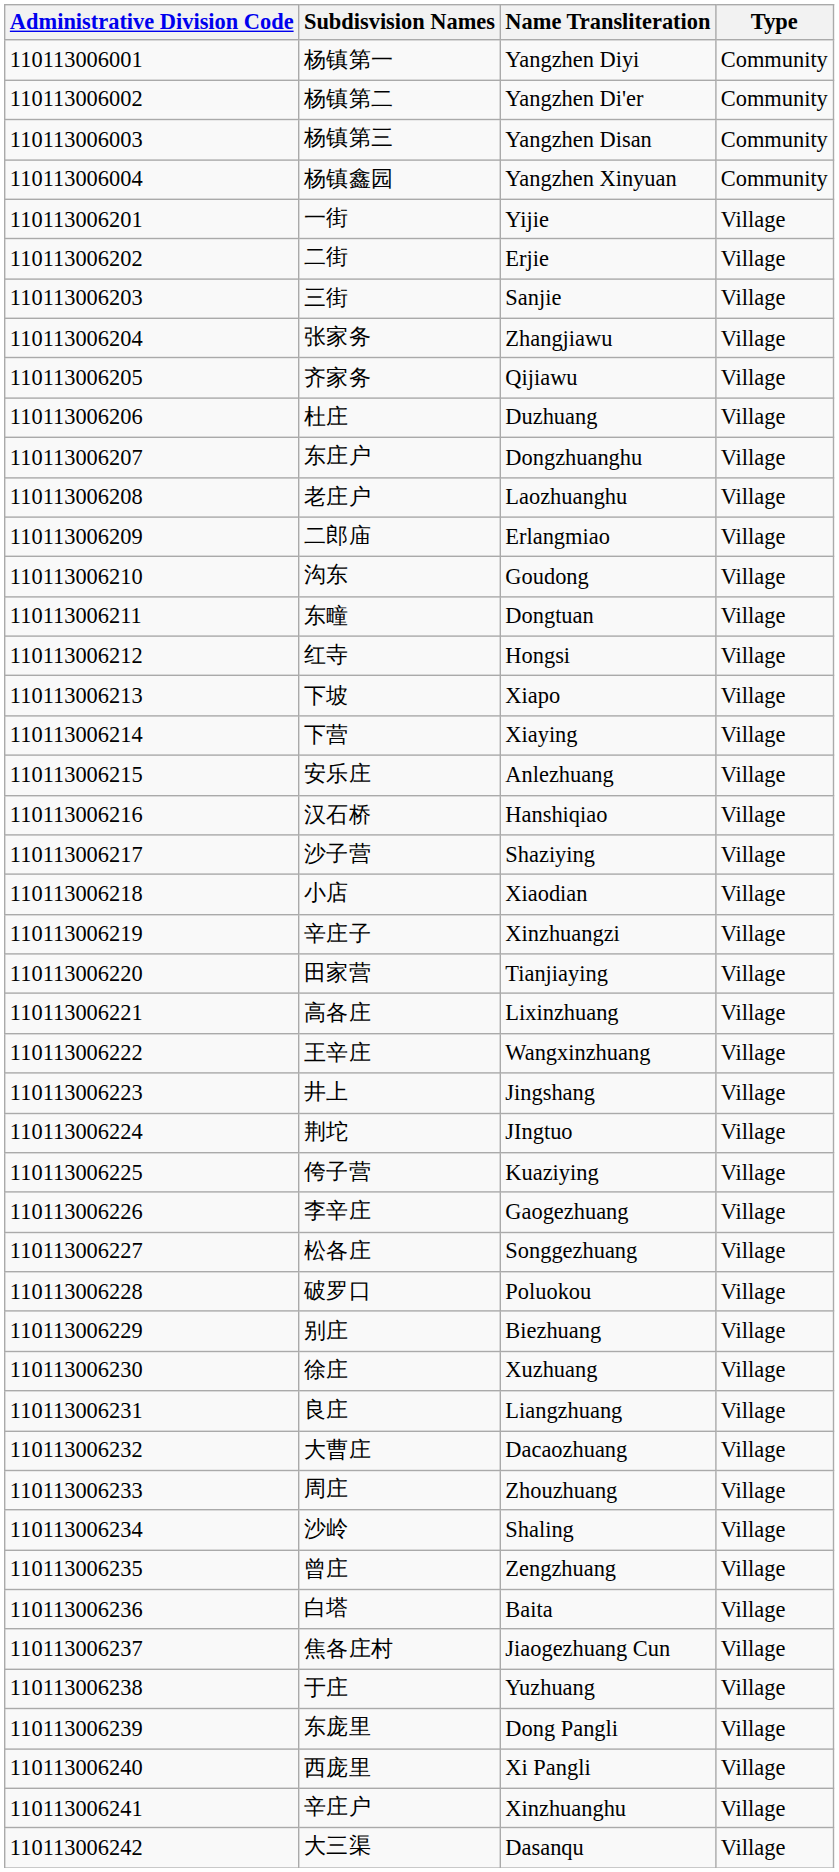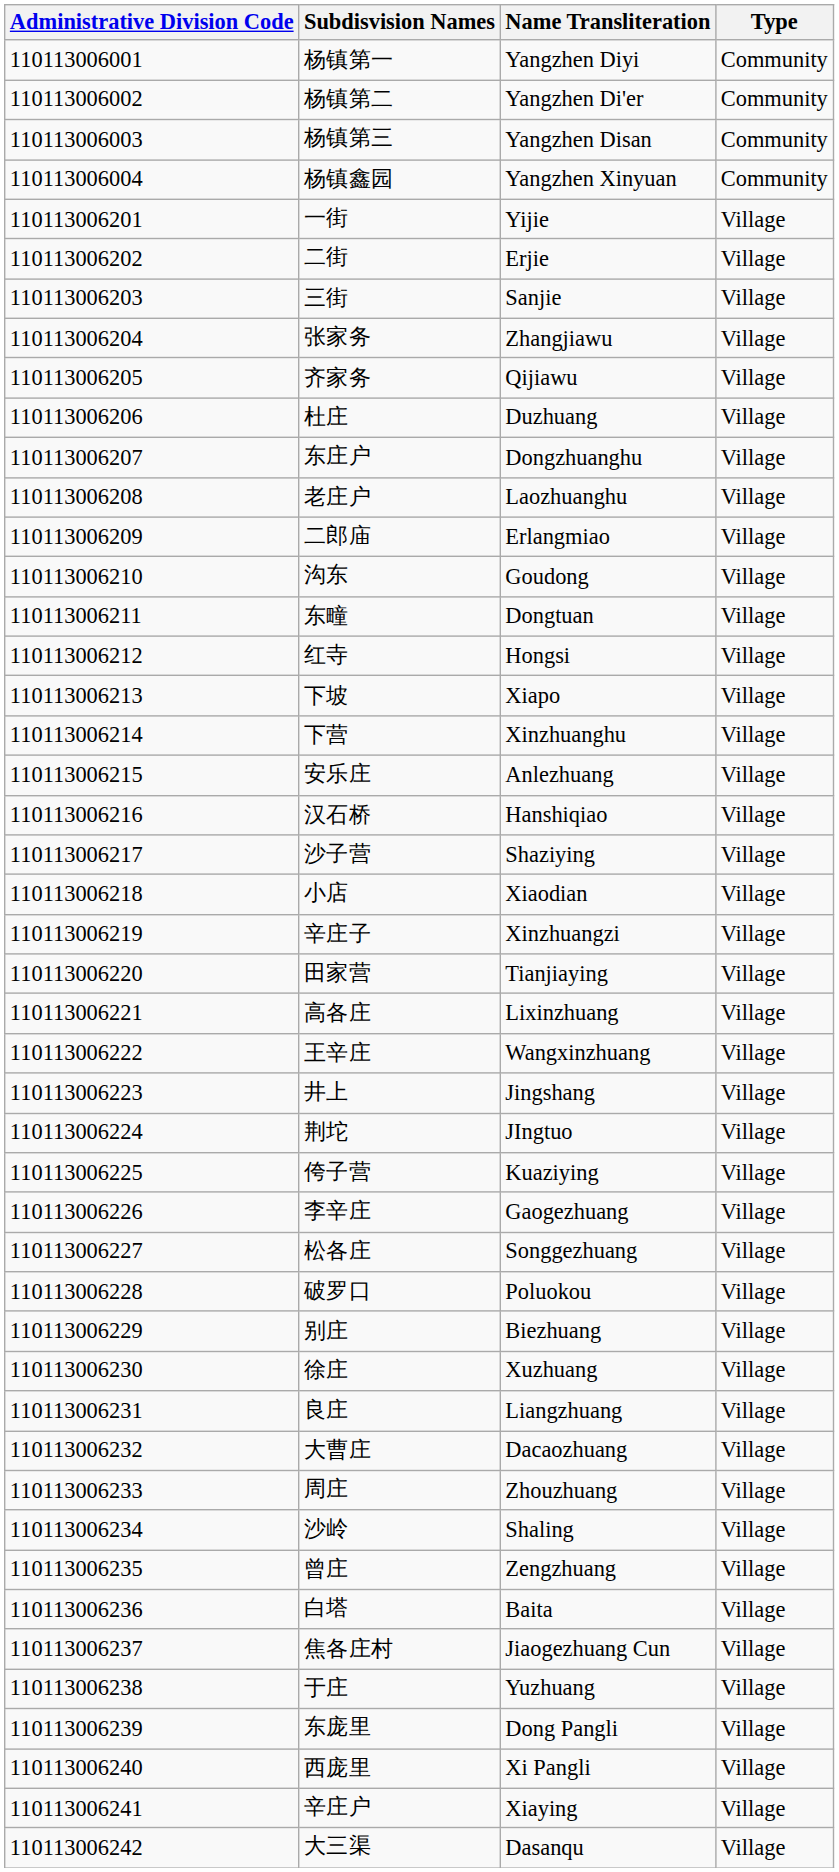(541, 735) Xiaying -> (566, 735) Xinzhuanghu
(566, 1807) Xinzhuanghu -> (541, 1807) Xiaying
